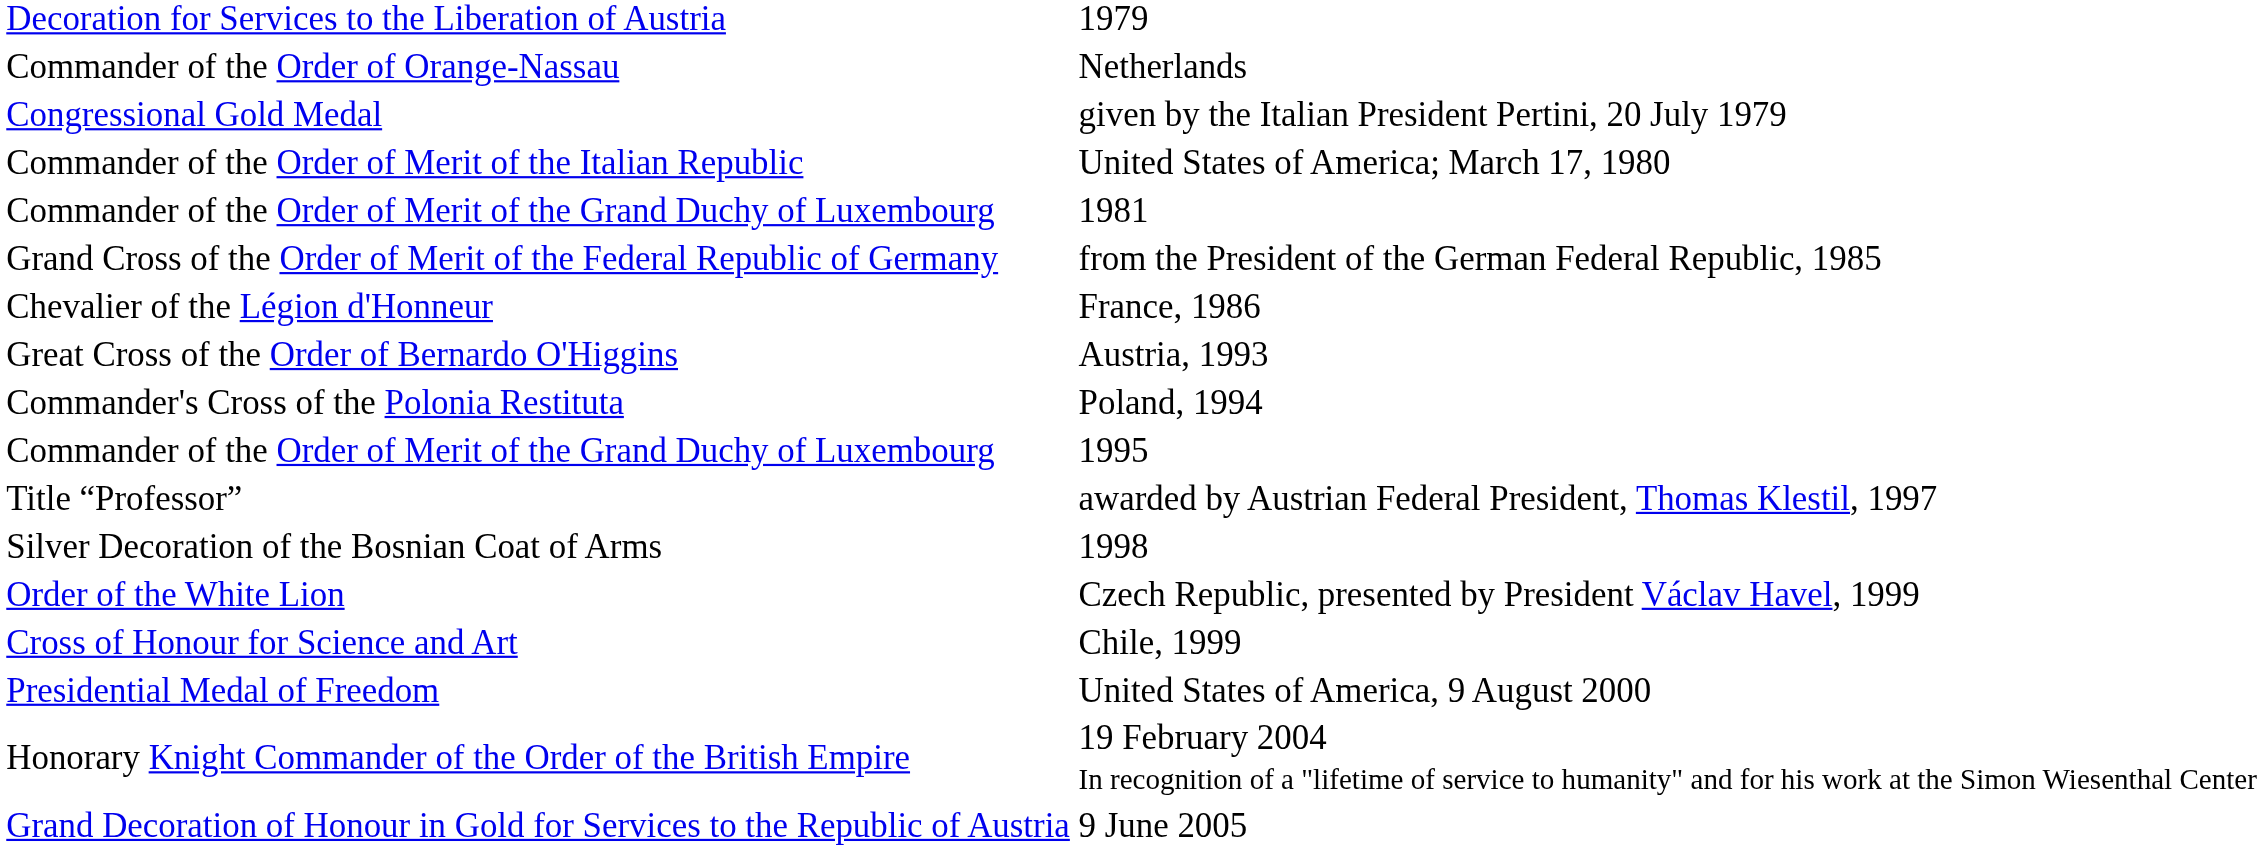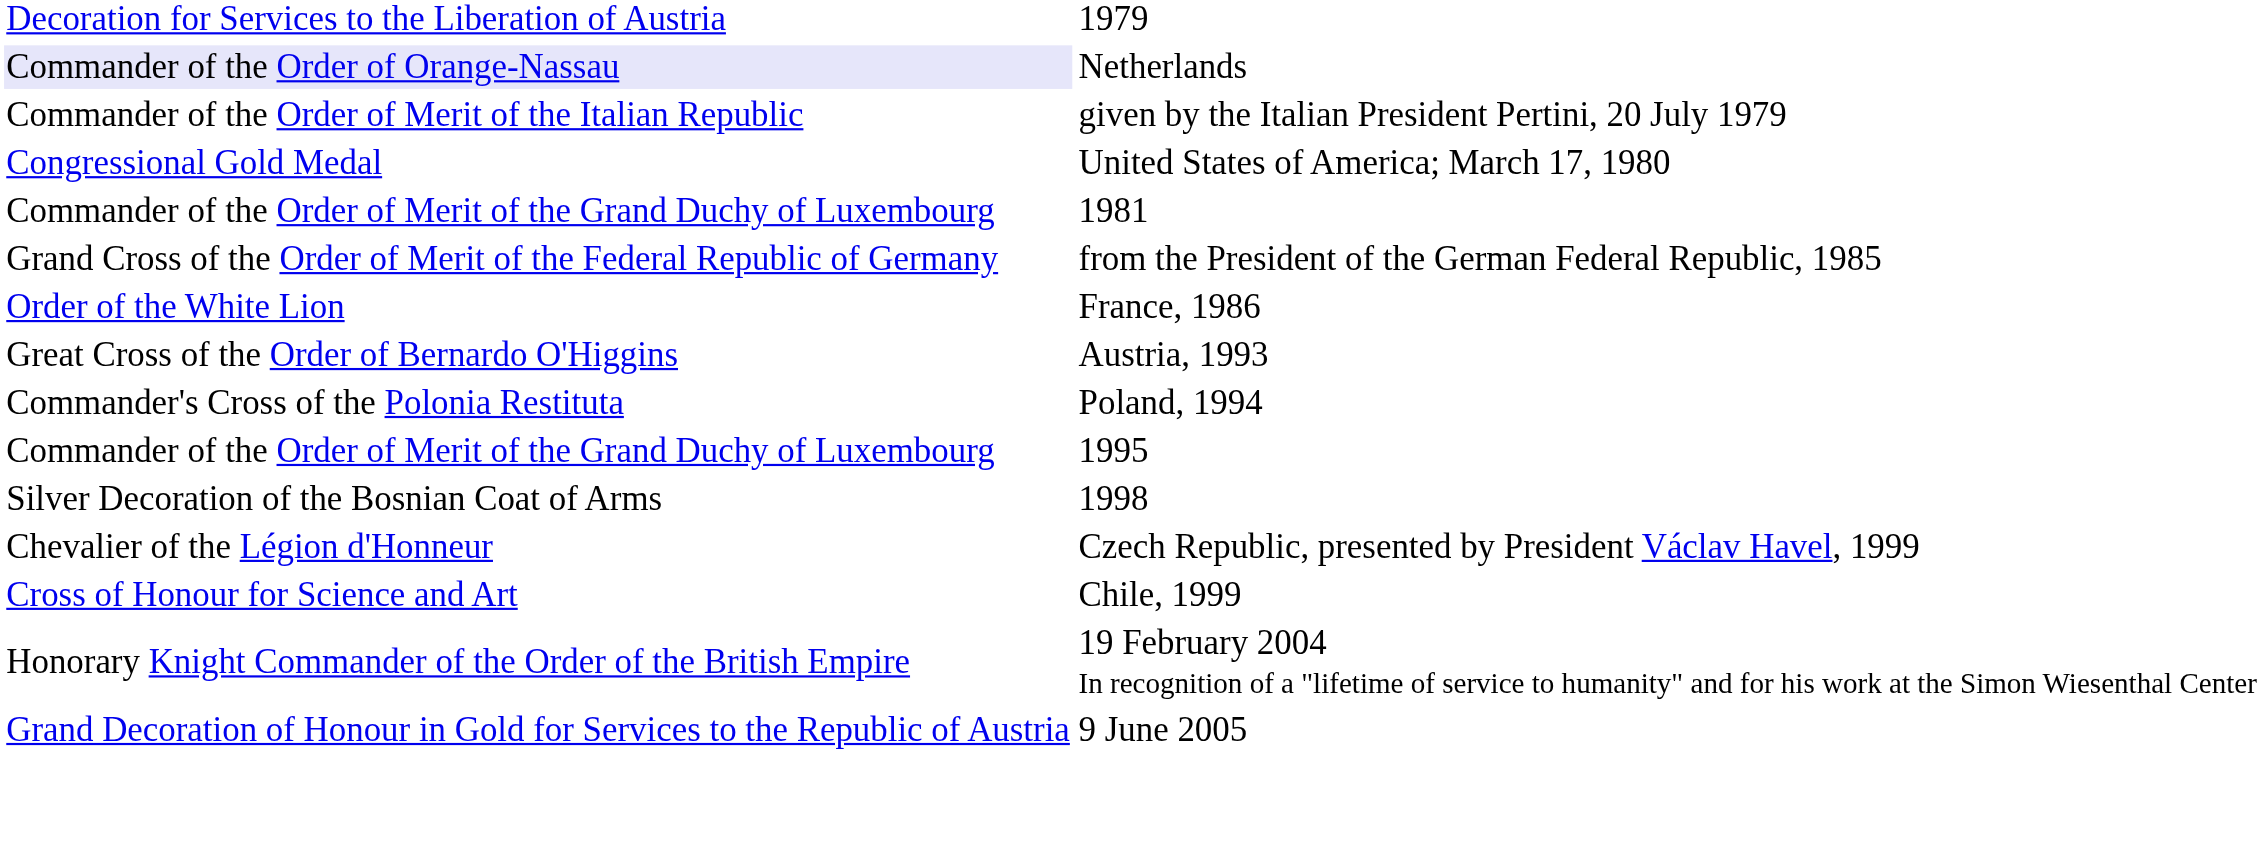(313, 66) no background -> (313, 66) lavender background
(194, 114) Congressional Gold Medal -> (405, 114) Commander of the Order of Merit of the Italian Republic
(405, 162) Commander of the Order of Merit of the Italian Republic -> (194, 162) Congressional Gold Medal
(250, 306) Chevalier of the Légion d'Honneur -> (175, 306) Order of the White Lion
- row: (1508, 498)
(175, 594) Order of the White Lion -> (250, 546) Chevalier of the Légion d'Honneur
- row: (1365, 690)
